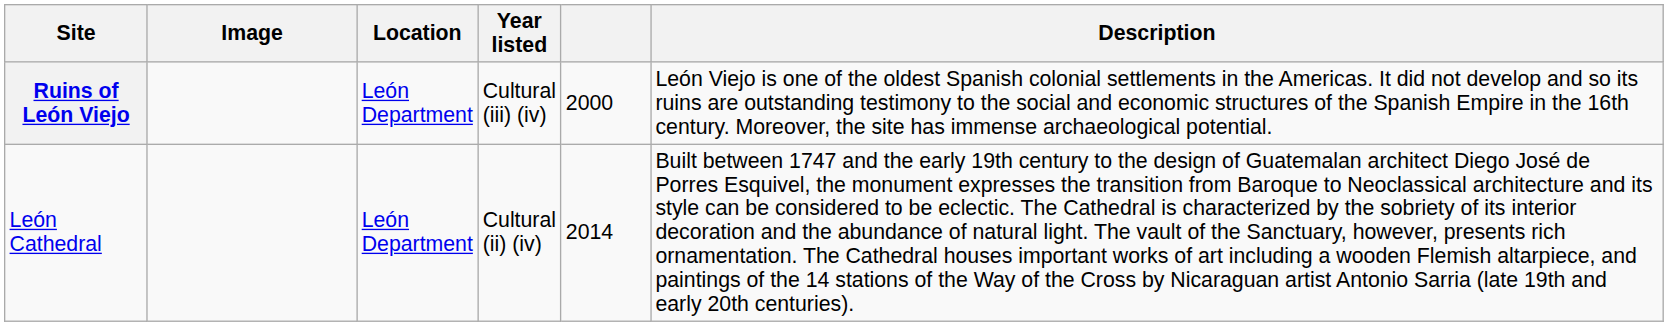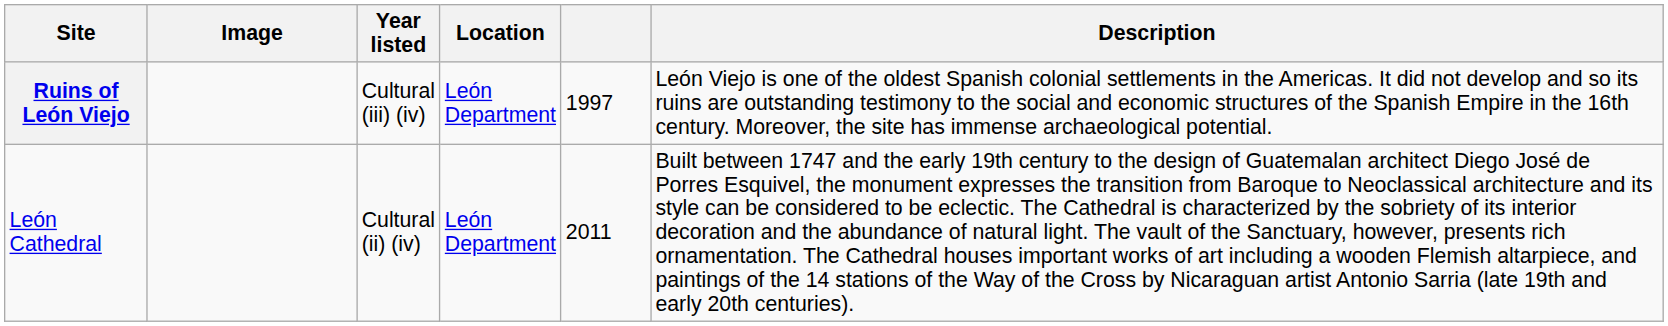columns swapped: (417, 33) <-> (519, 33)
(589, 103) 2000 -> (589, 103) 1997
(589, 232) 2014 -> (589, 232) 2011
